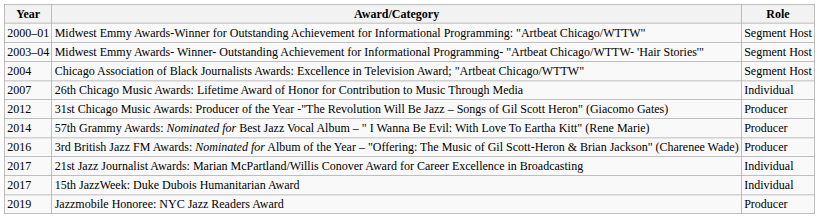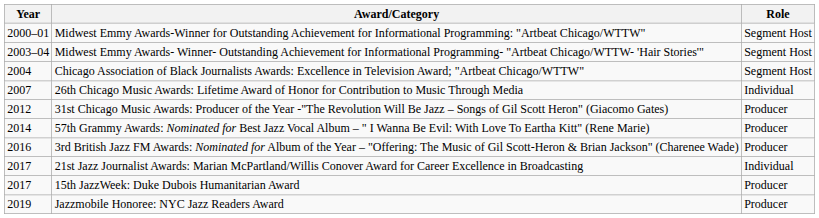(769, 185) Individual -> (766, 185) Producer
